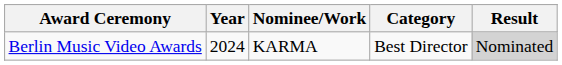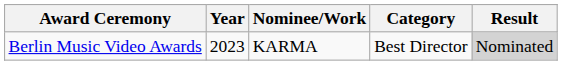(227, 45) 2024 -> (227, 45) 2023
